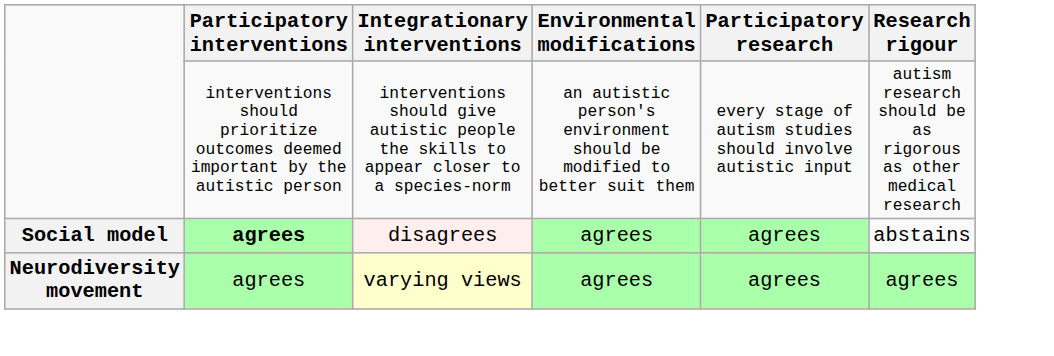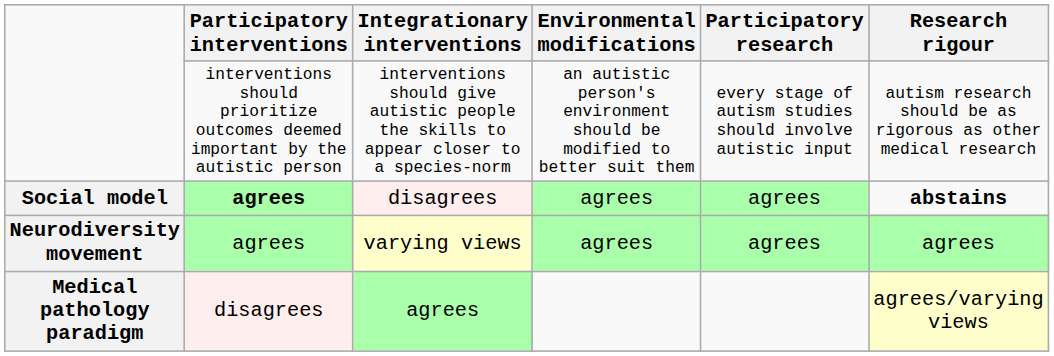(922, 236) normal -> (958, 198) bold
+ row: (95, 311)
